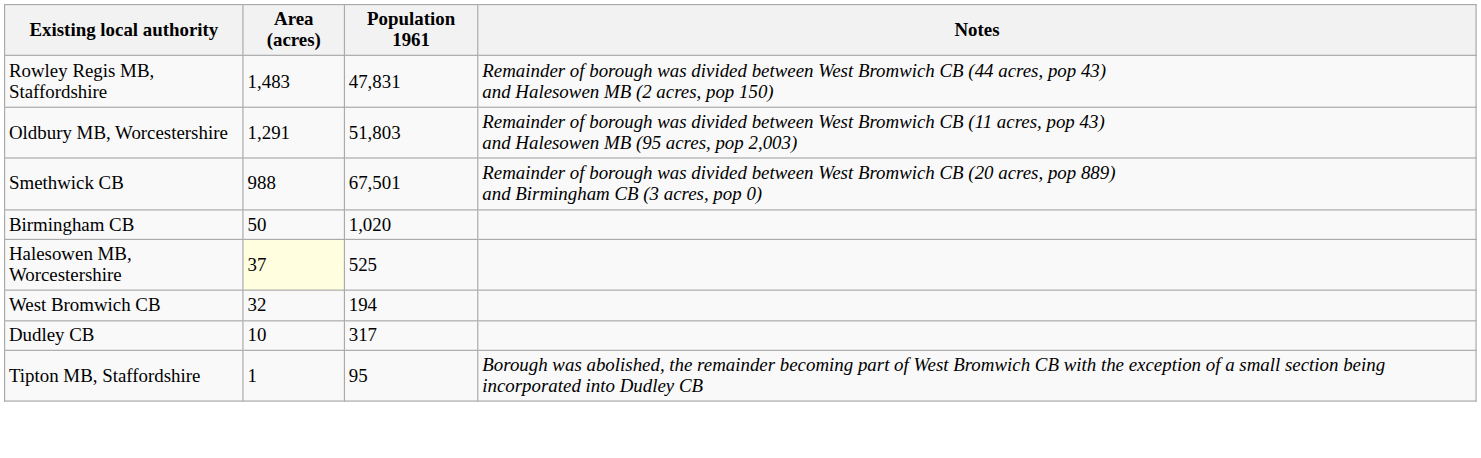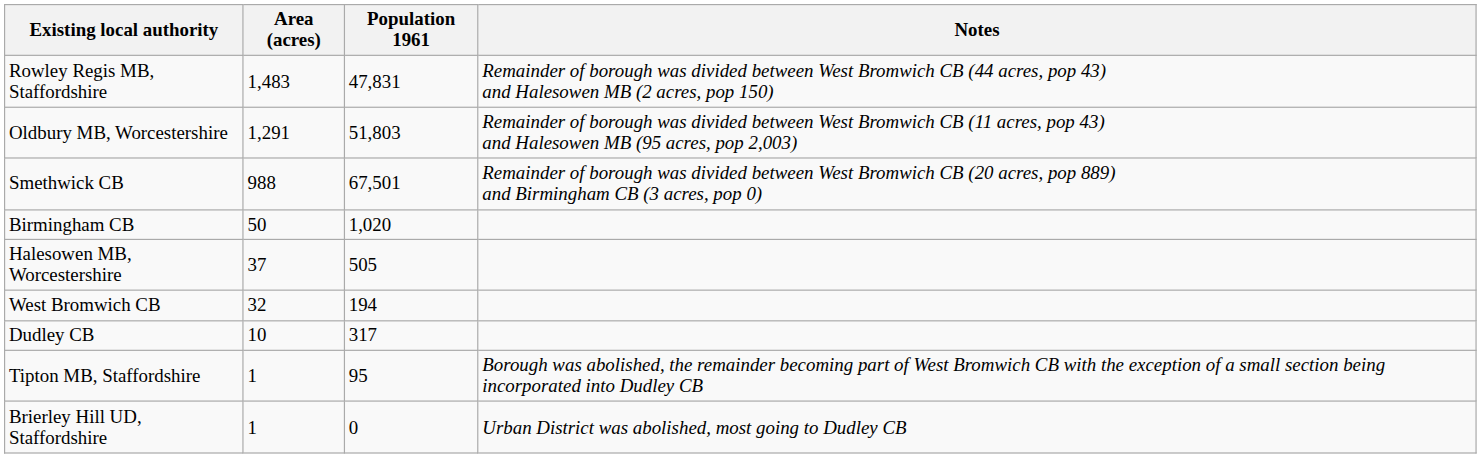(257, 264) lightyellow background -> (257, 264) no background
(363, 264) 525 -> (363, 264) 505
+ row: (75, 427)
